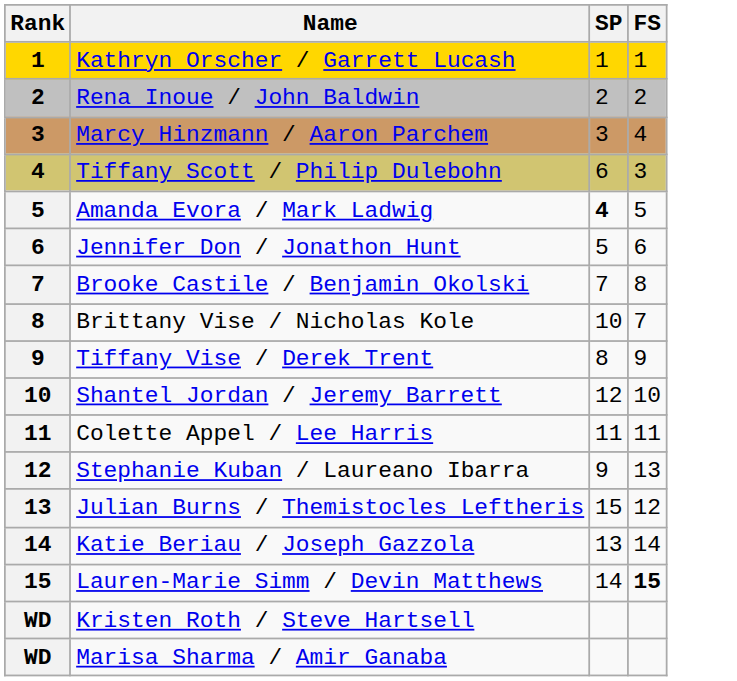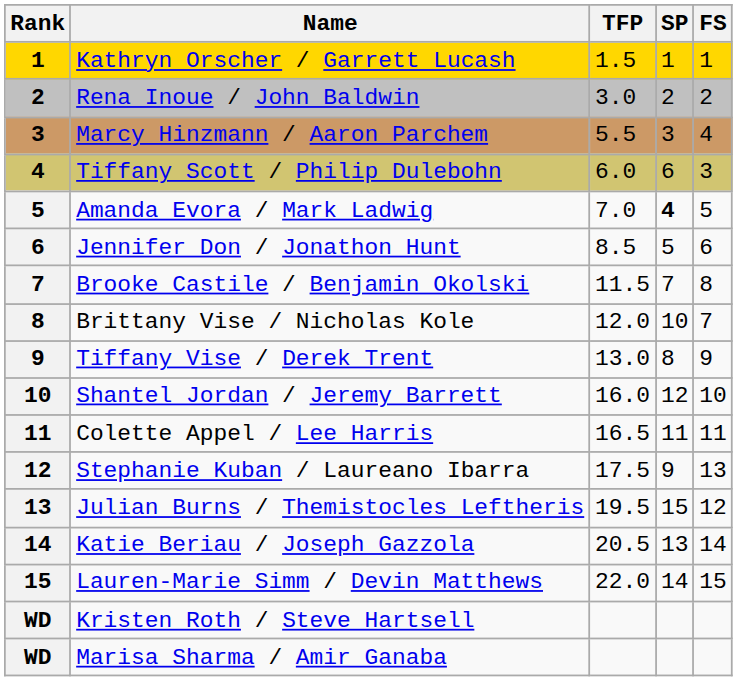+ column: (623, 24)
(647, 583) bold -> (713, 583) normal
